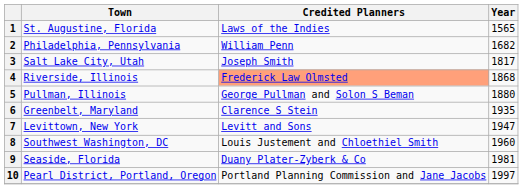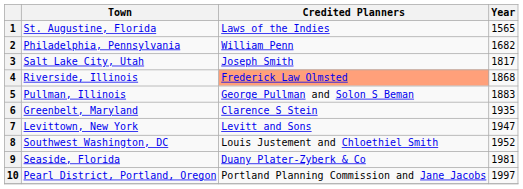(503, 94) 1880 -> (503, 94) 1883
(503, 143) 1960 -> (503, 143) 1952
